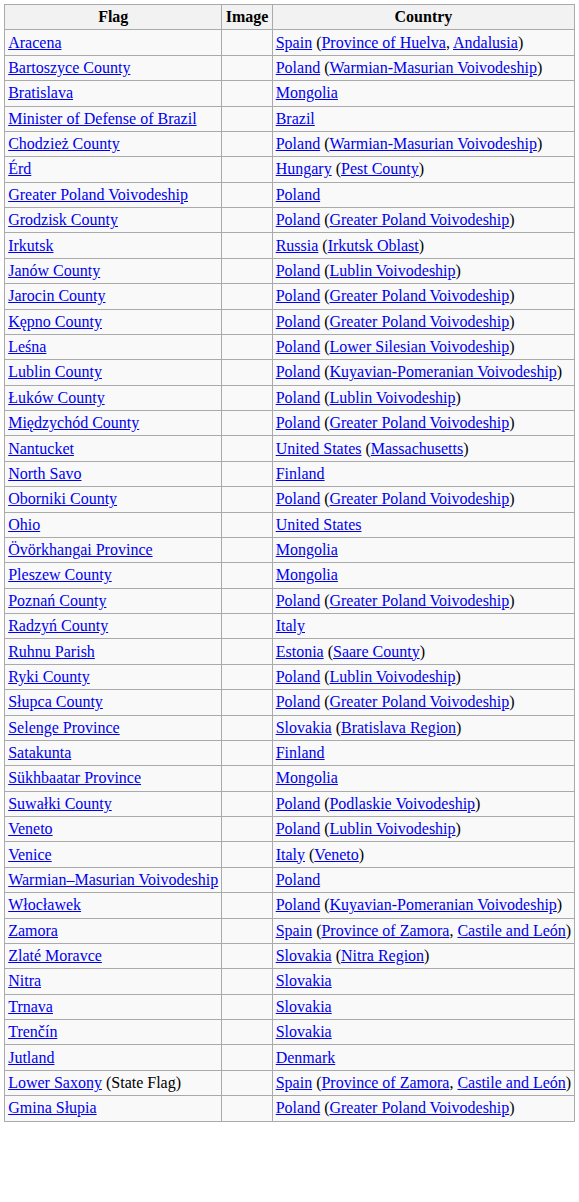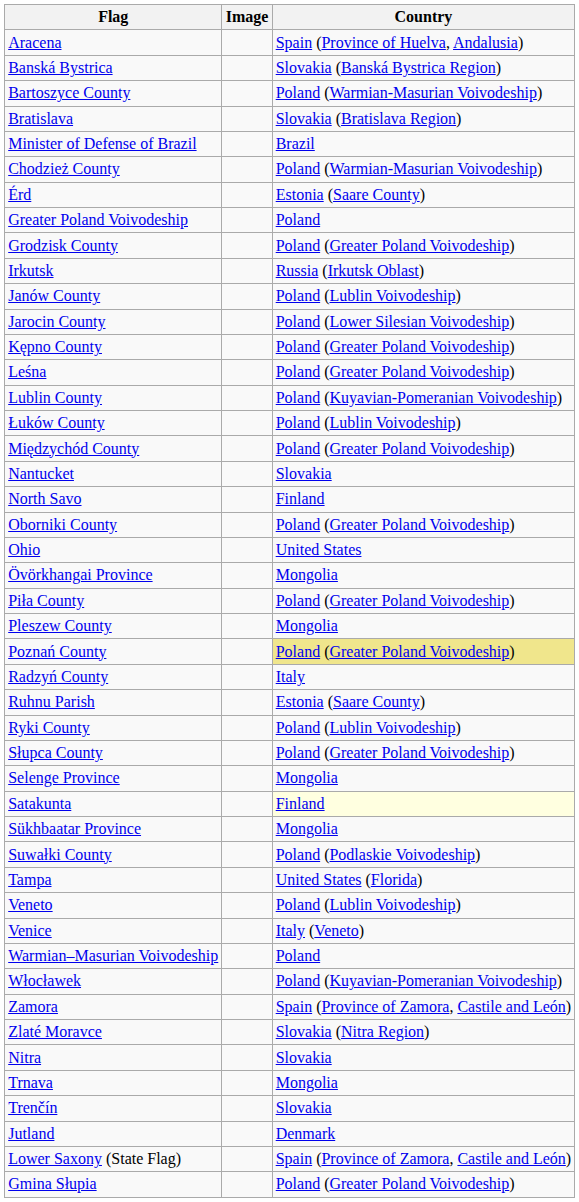+ row: (60, 67)
(307, 93) Mongolia -> (369, 118) Slovakia (Bratislava Region)
(350, 169) Hungary (Pest County) -> (350, 194) Estonia (Saare County)
(395, 296) Poland (Greater Poland Voivodeship) -> (395, 321) Poland (Lower Silesian Voivodeship)
(395, 347) Poland (Lower Silesian Voivodeship) -> (395, 372) Poland (Greater Poland Voivodeship)
(372, 448) United States (Massachusetts) -> (304, 473) Slovakia
+ row: (46, 600)
(395, 600) no background -> (395, 651) khaki background
(369, 727) Slovakia (Bratislava Region) -> (307, 778) Mongolia
(300, 753) no background -> (300, 803) lightyellow background
+ row: (30, 879)
(304, 1006) Slovakia -> (307, 1082) Mongolia
